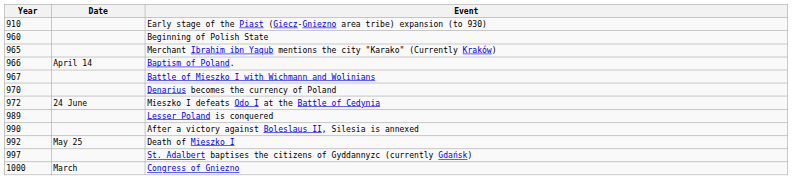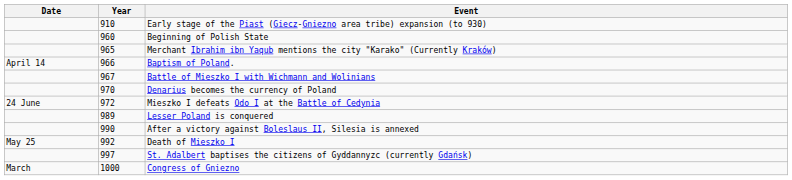columns swapped: (28, 11) <-> (98, 11)
